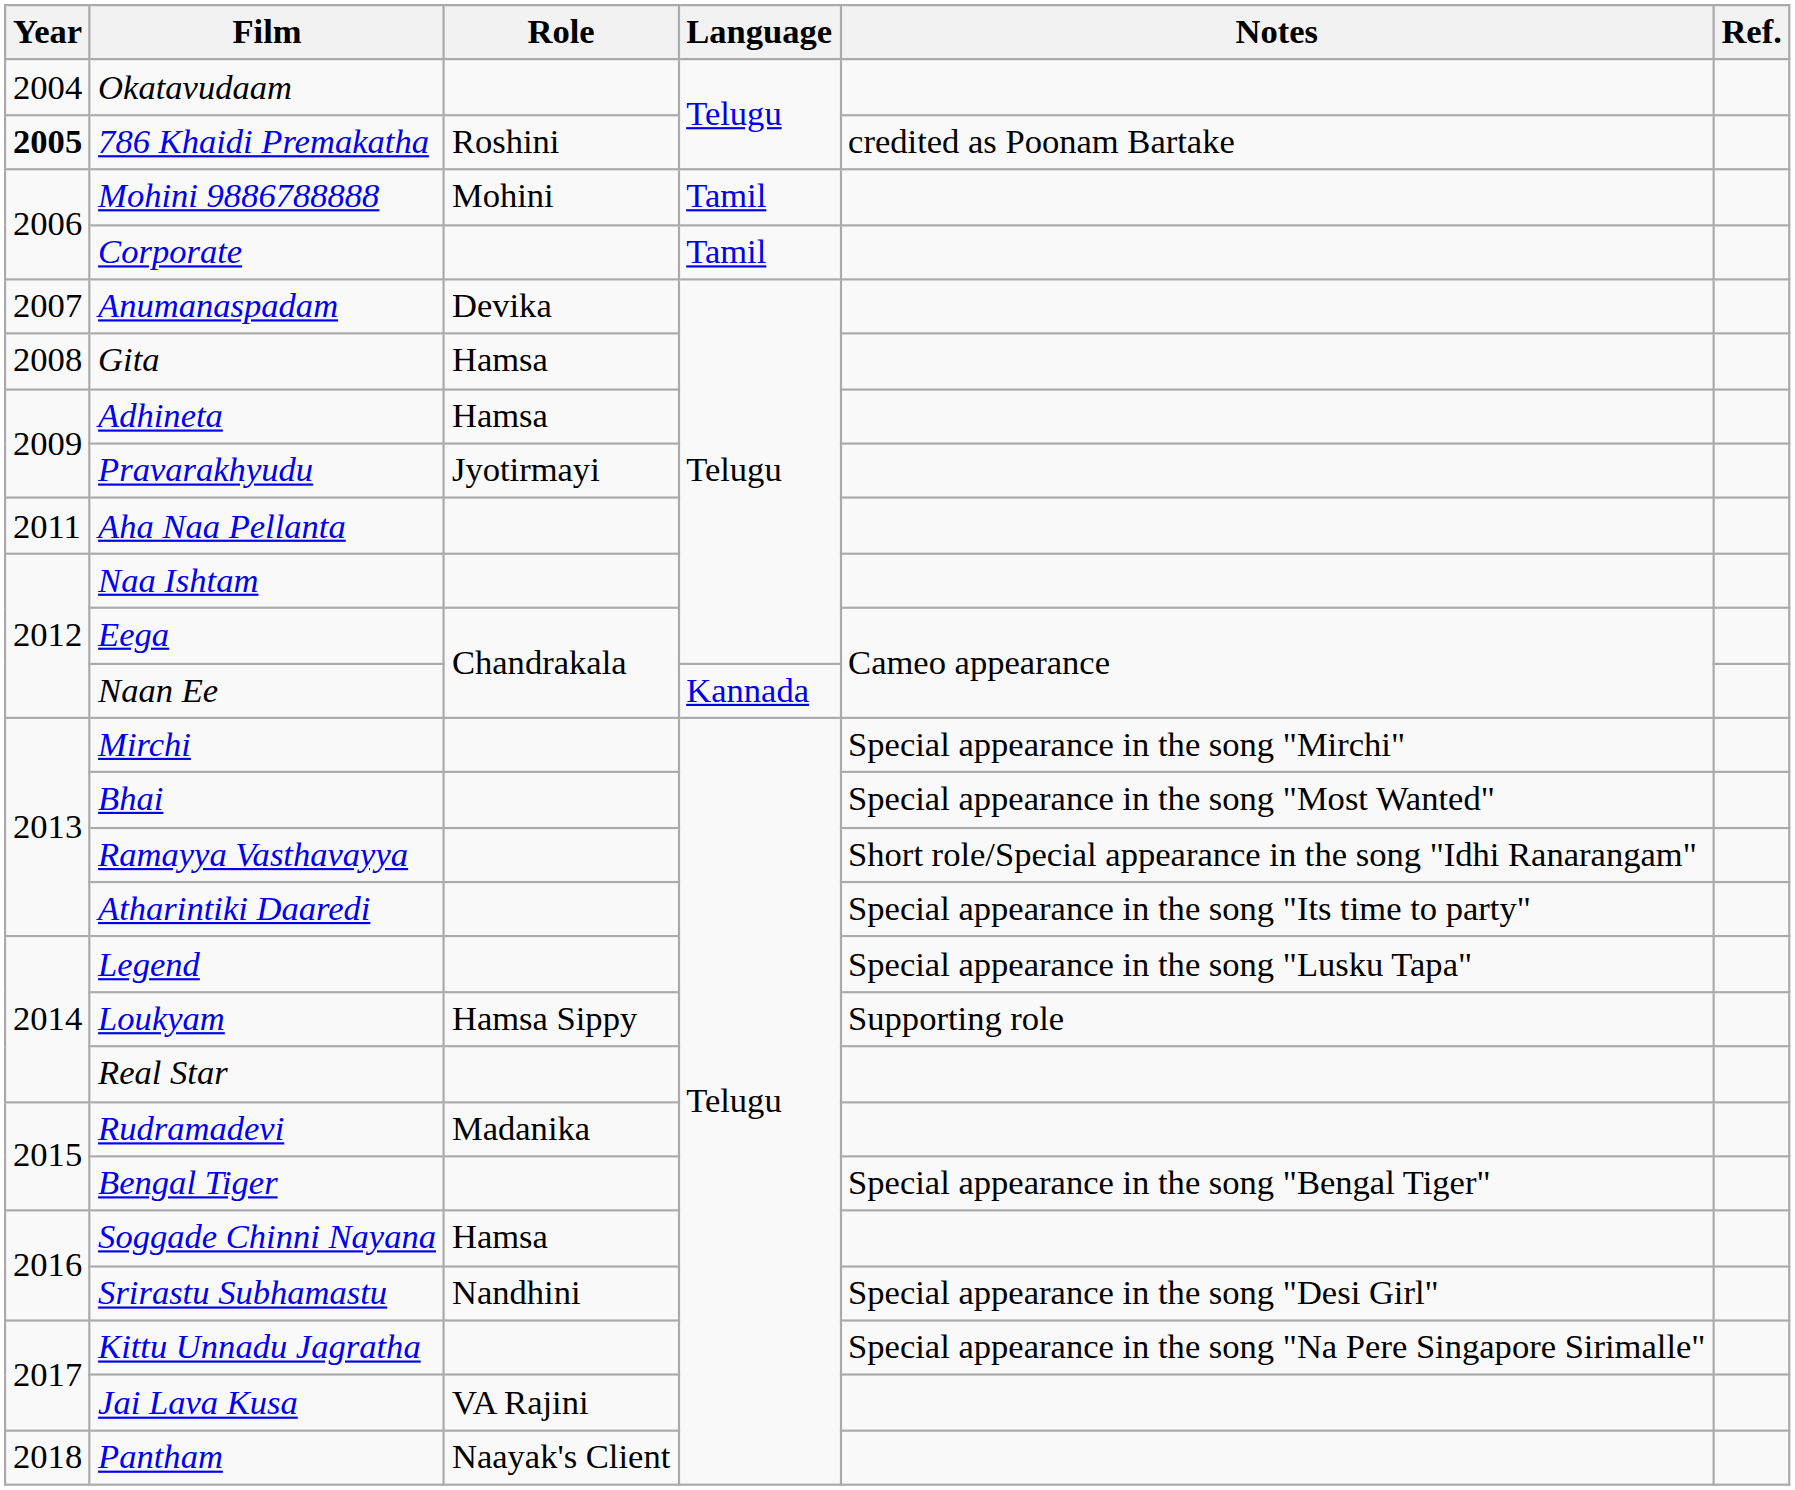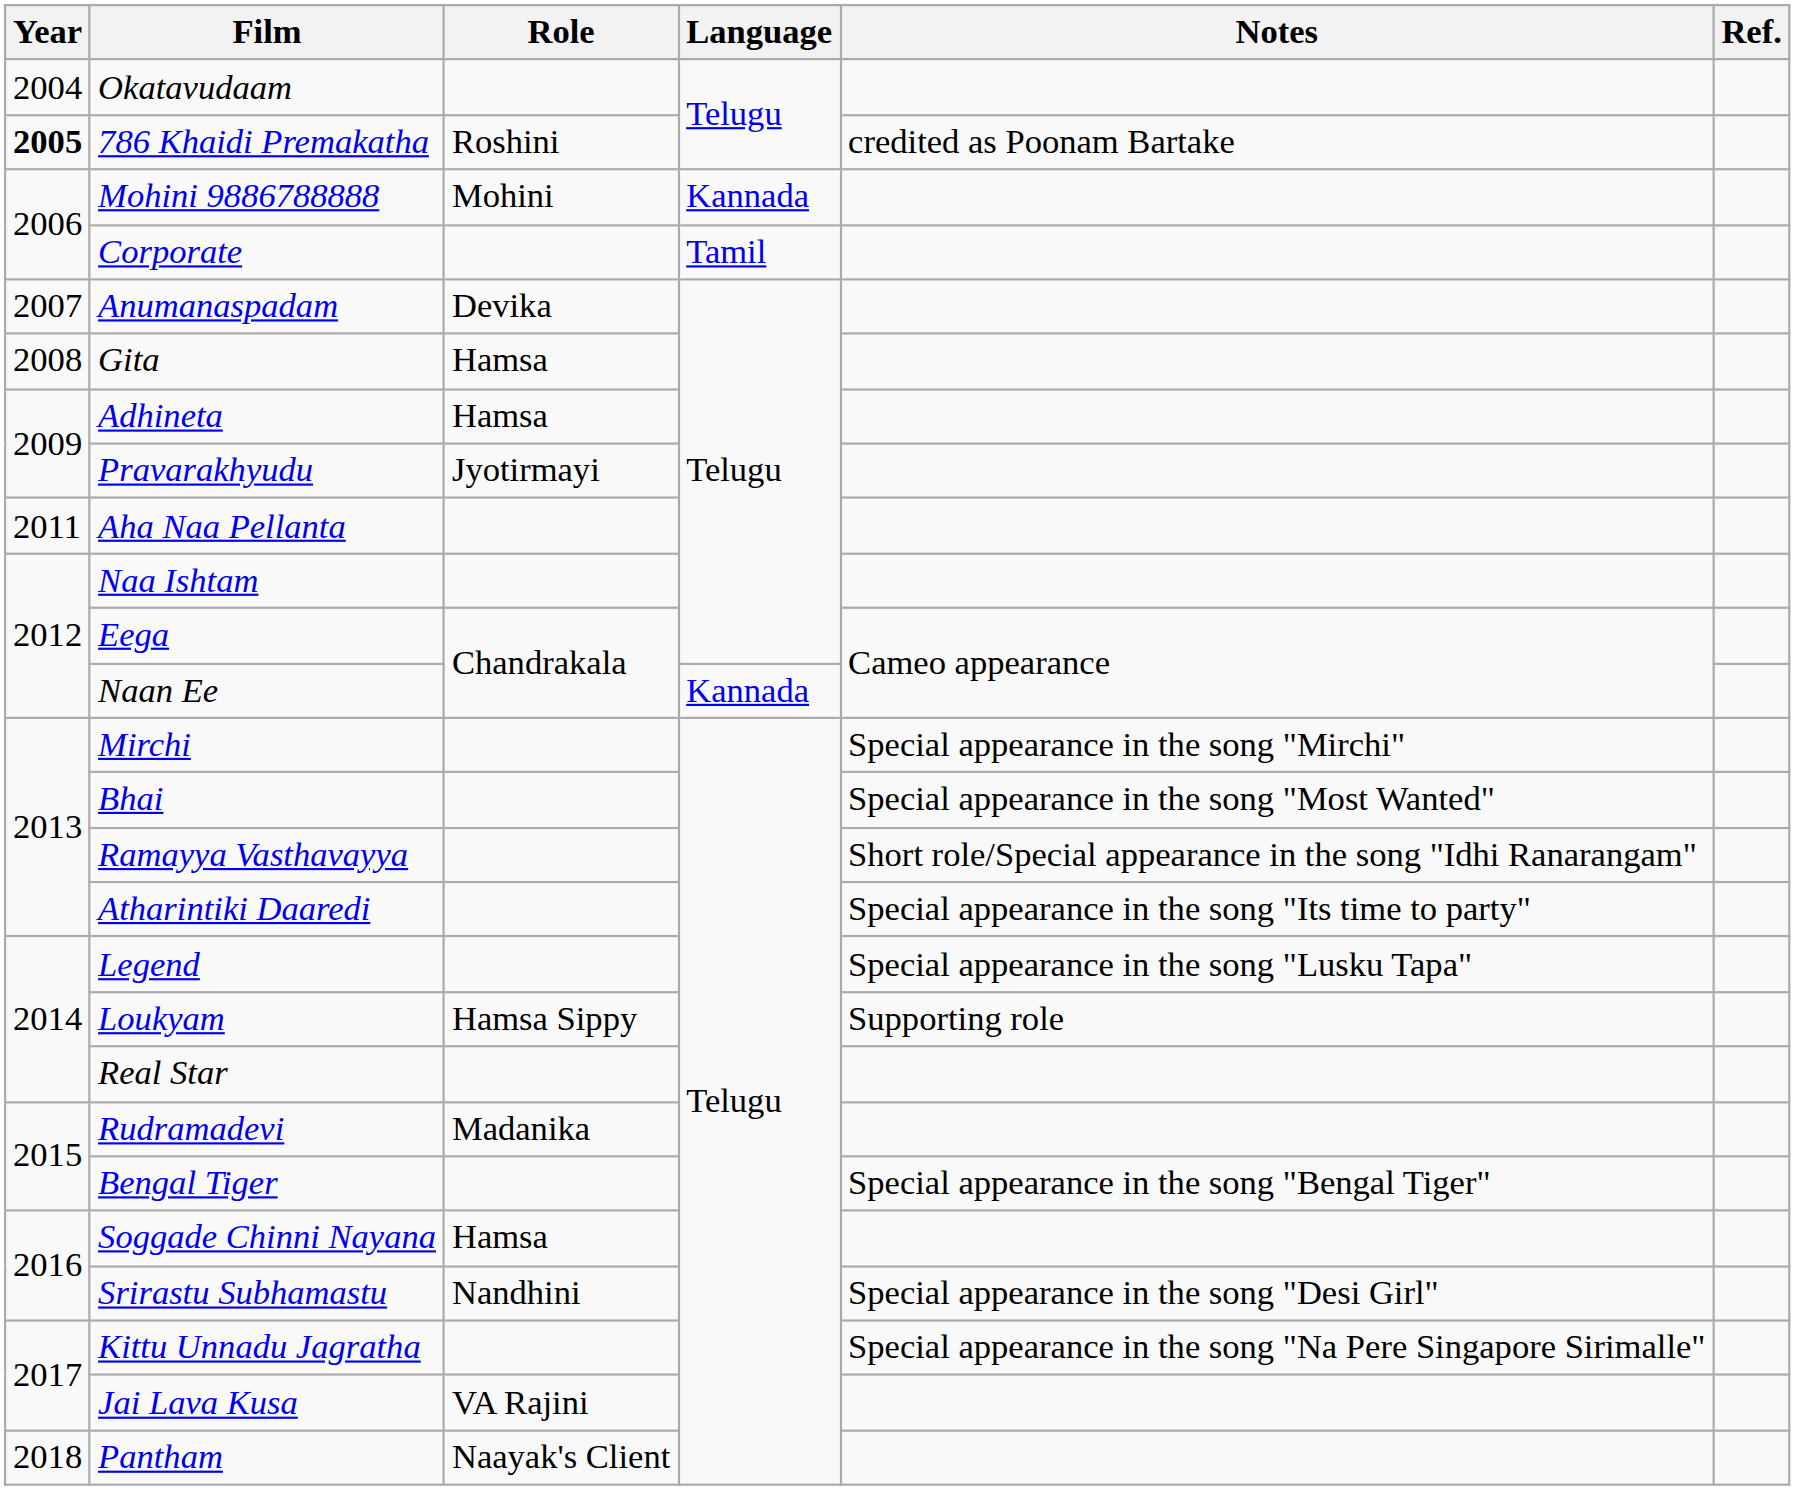(726, 196) Tamil -> (748, 196) Kannada
